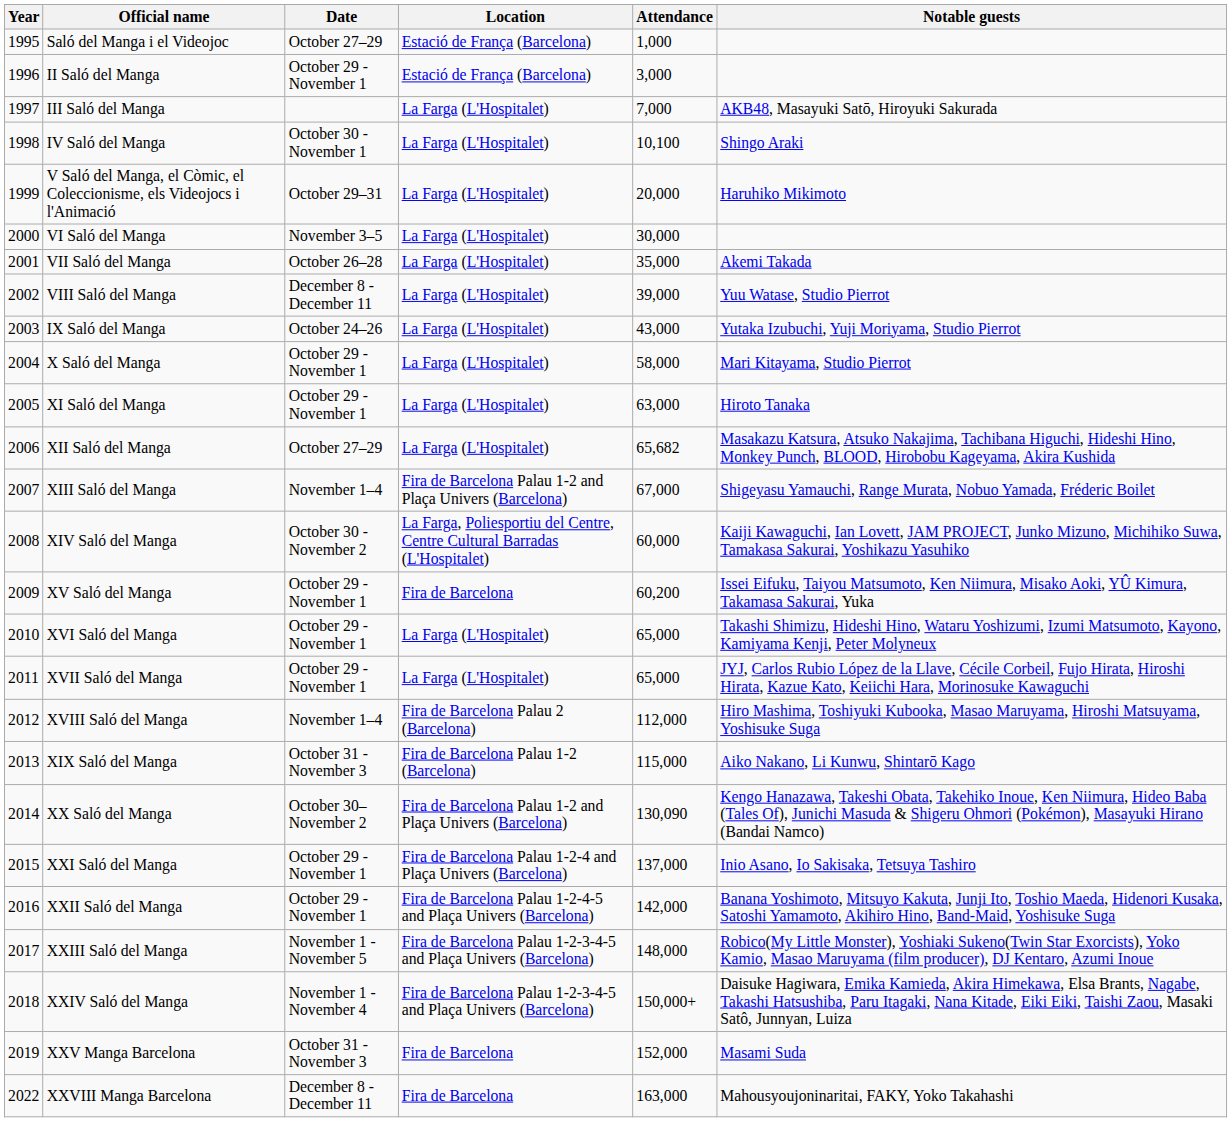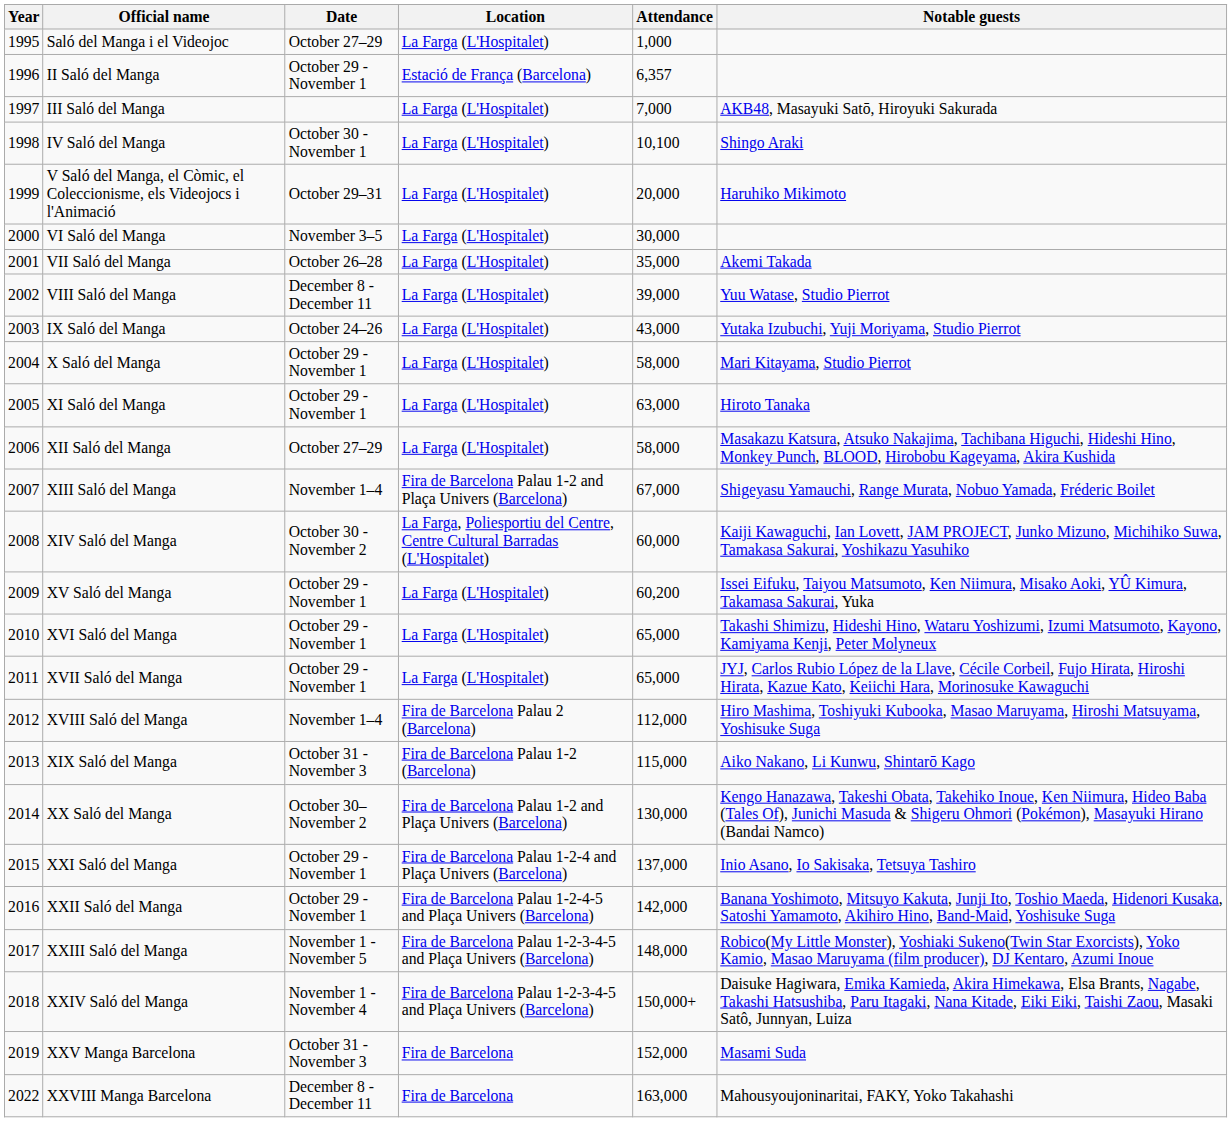(496, 41) Estació de França (Barcelona) -> (475, 41) La Farga (L'Hospitalet)
(654, 75) 3,000 -> (654, 75) 6,357
(658, 447) 65,682 -> (658, 447) 58,000
(457, 592) Fira de Barcelona -> (475, 592) La Farga (L'Hospitalet)
(662, 814) 130,090 -> (662, 814) 130,000
